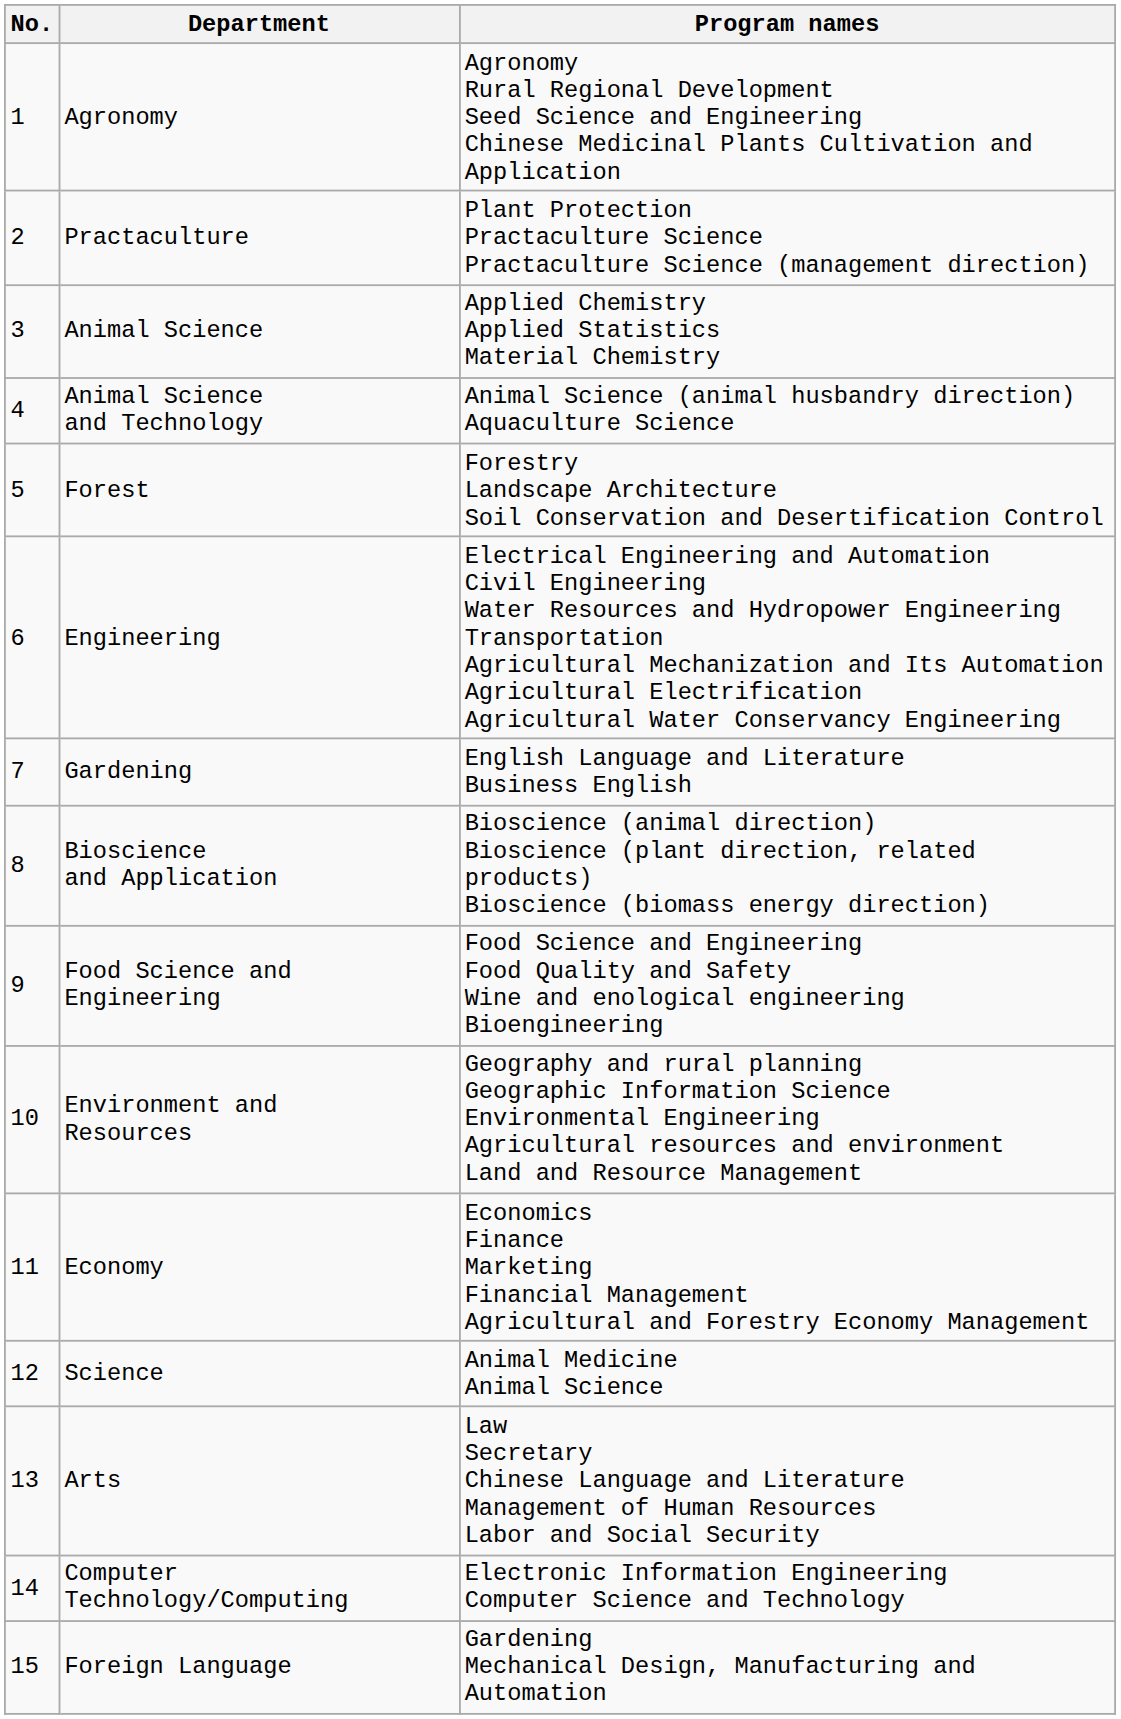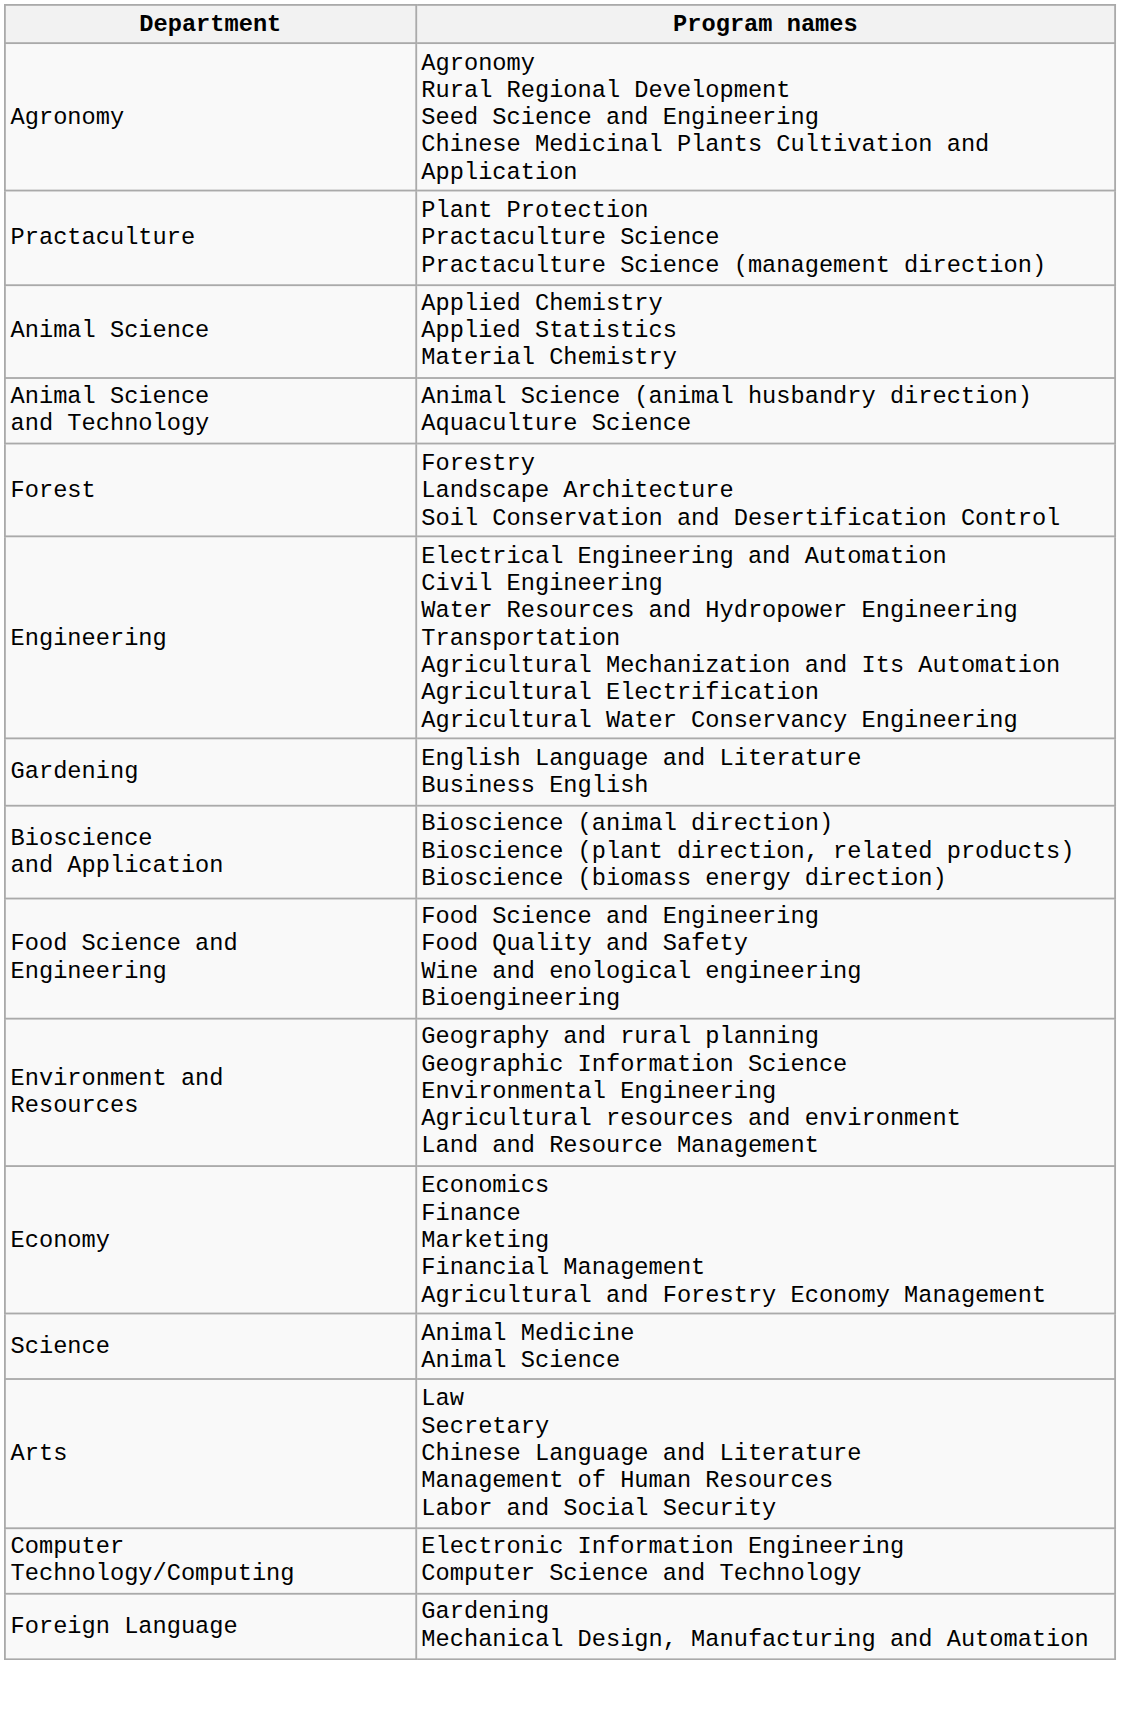- column: (32, 24)
